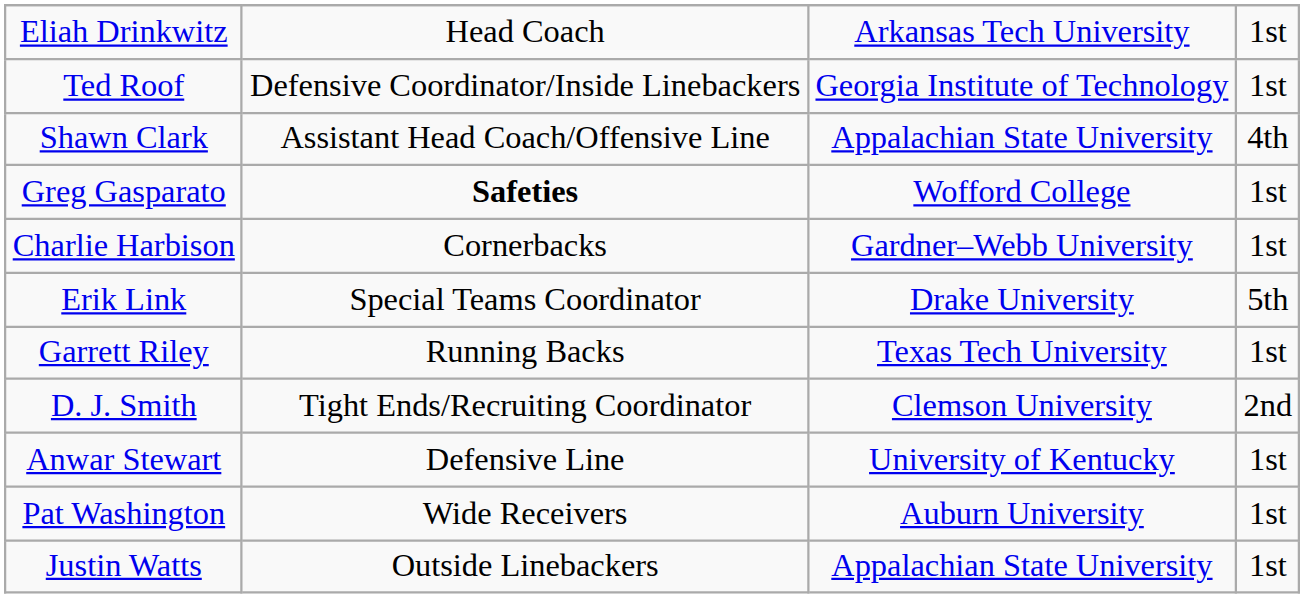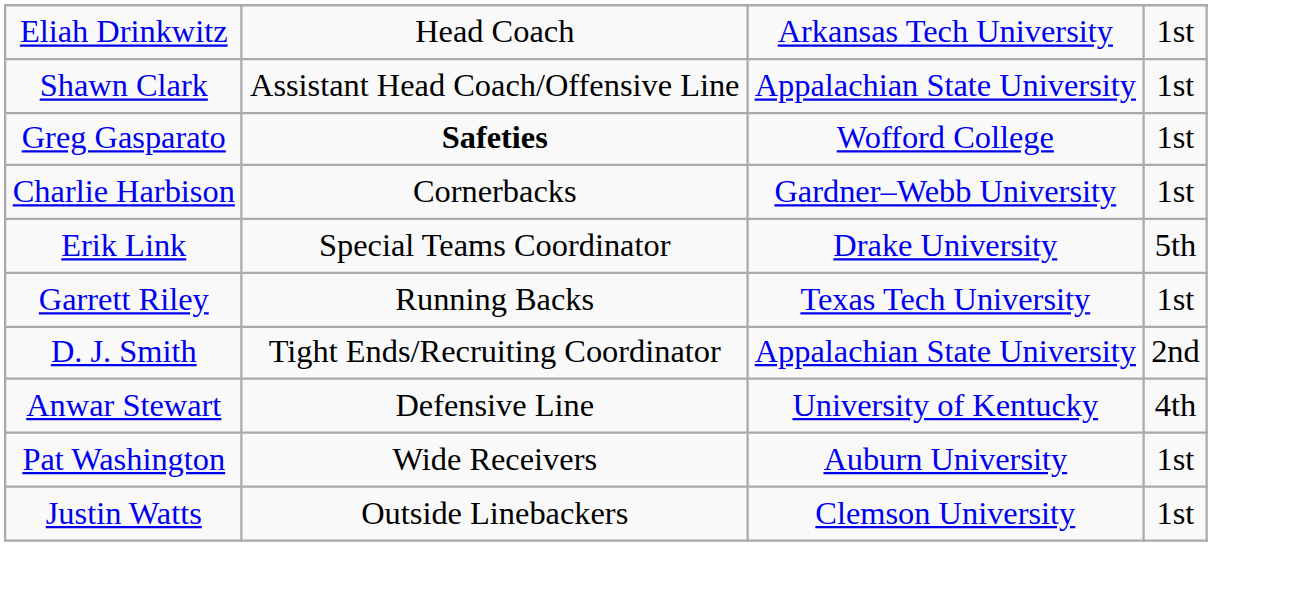- row: (124, 85)
(1268, 138) 4th -> (1175, 85) 1st
(1022, 405) Clemson University -> (945, 352) Appalachian State University
(1268, 459) 1st -> (1175, 405) 4th
(1022, 565) Appalachian State University -> (945, 512) Clemson University
